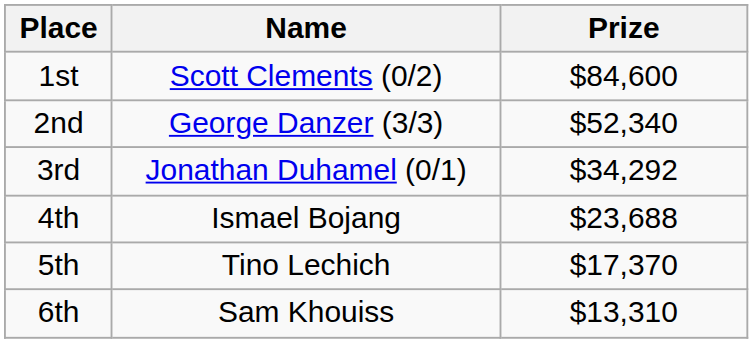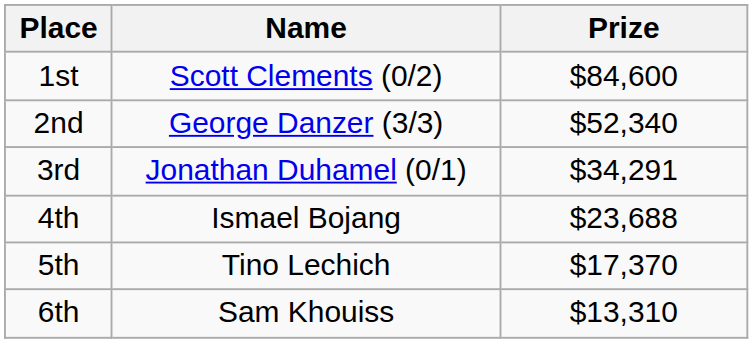(624, 170) $34,292 -> (624, 170) $34,291
